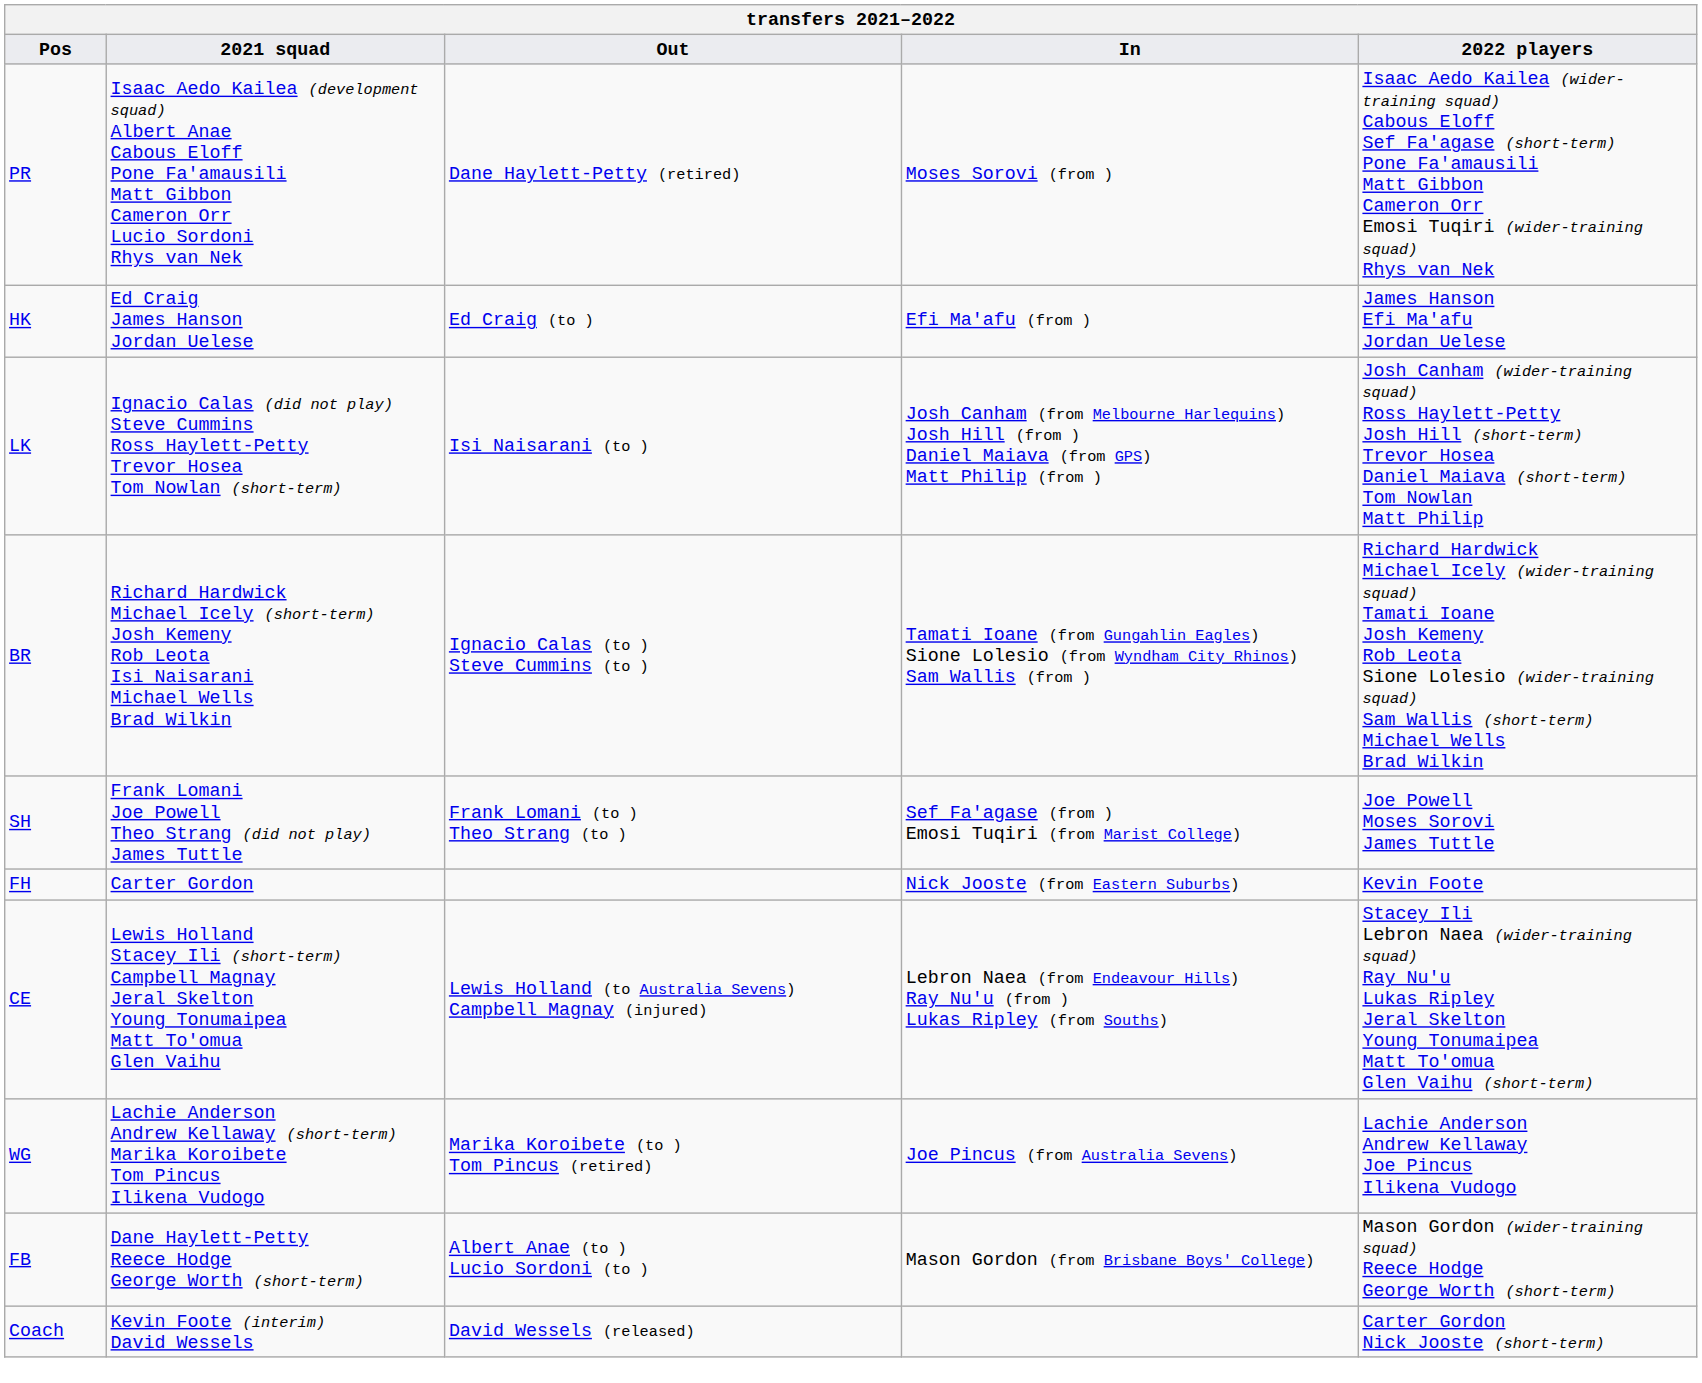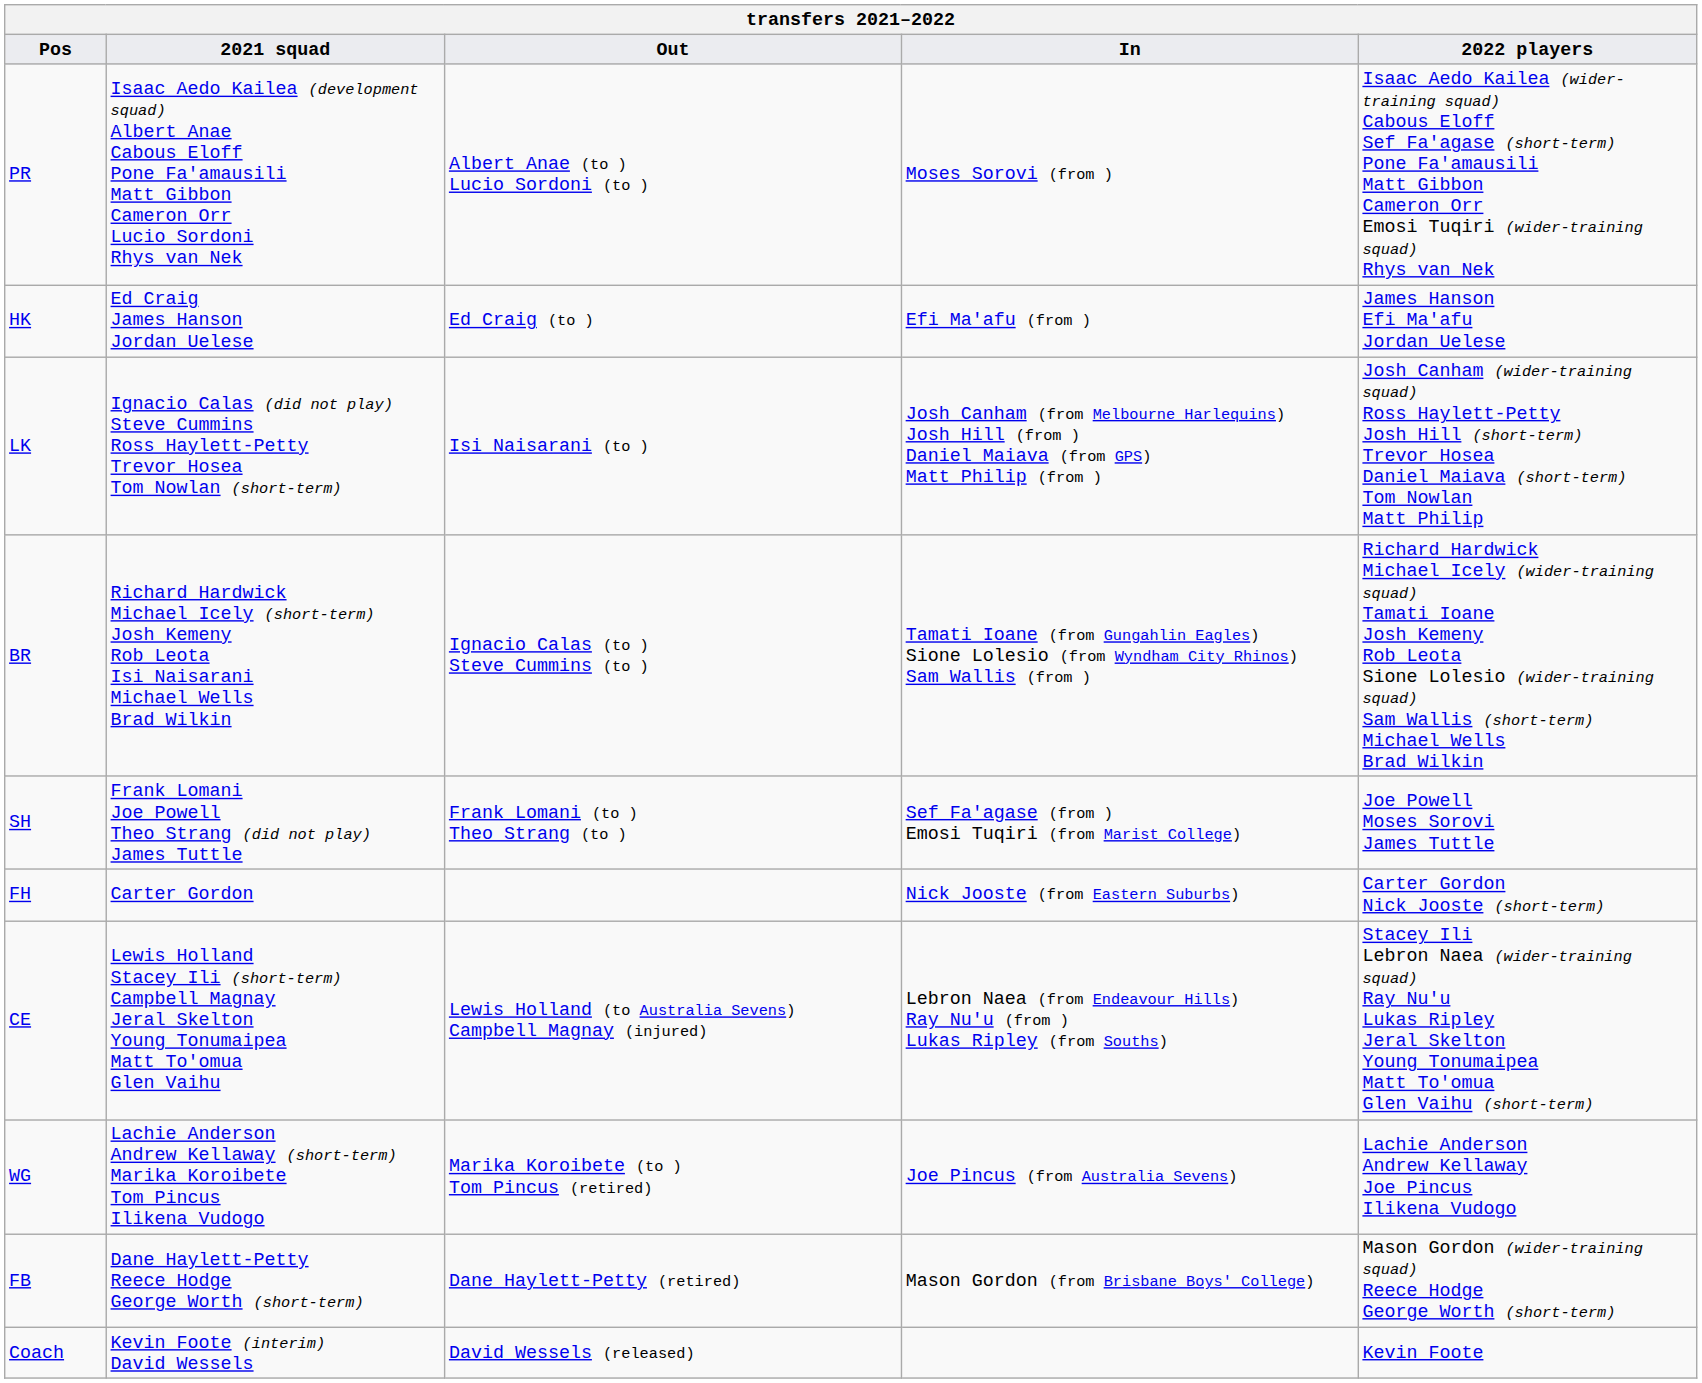(595, 175) Dane Haylett-Petty (retired) -> (549, 175) Albert Anae (to ) Lucio Sordoni (to )
(1423, 884) Kevin Foote -> (1483, 895) Carter Gordon Nick Jooste (short-term)
(549, 1260) Albert Anae (to ) Lucio Sordoni (to ) -> (595, 1281) Dane Haylett-Petty (retired)
(1483, 1332) Carter Gordon Nick Jooste (short-term) -> (1423, 1353) Kevin Foote
